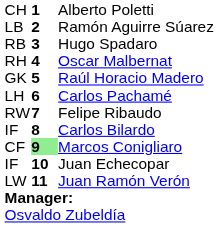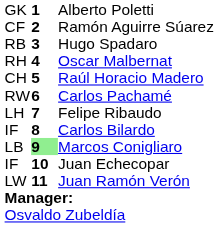(16, 10) CH -> (16, 10) GK
(14, 27) LB -> (15, 27) CF
(16, 78) GK -> (16, 78) CH
(14, 95) LH -> (17, 95) RW
(17, 112) RW -> (14, 112) LH
(15, 147) CF -> (14, 147) LB
